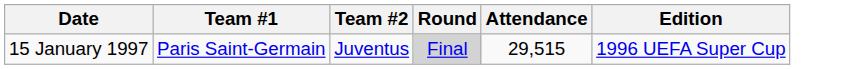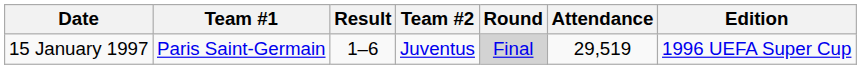+ column: (363, 19)
(537, 49) 29,515 -> (602, 49) 29,519
